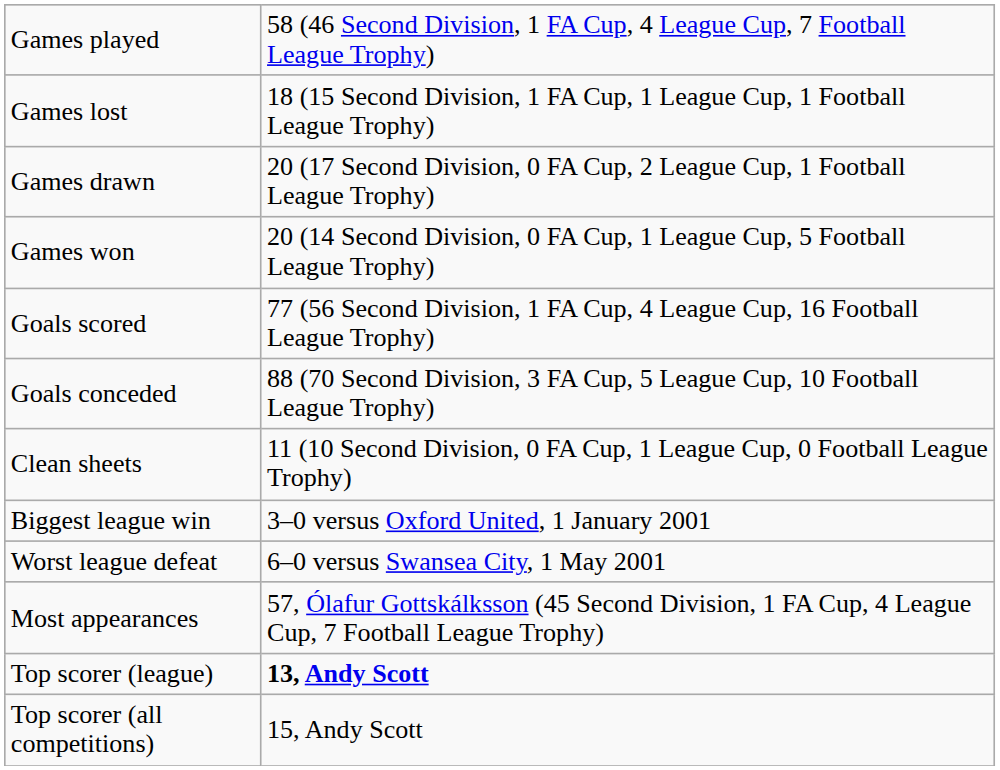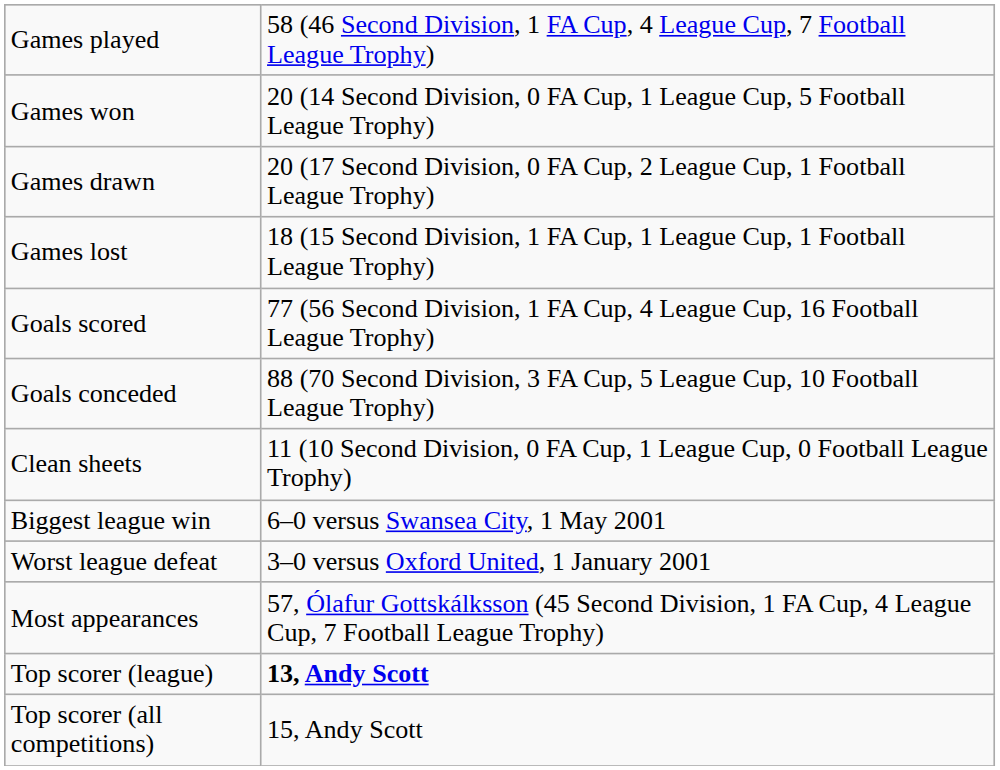rows swapped: (73, 251) <-> (69, 110)
(489, 520) 3–0 versus Oxford United, 1 January 2001 -> (466, 520) 6–0 versus Swansea City, 1 May 2001
(466, 561) 6–0 versus Swansea City, 1 May 2001 -> (489, 561) 3–0 versus Oxford United, 1 January 2001
